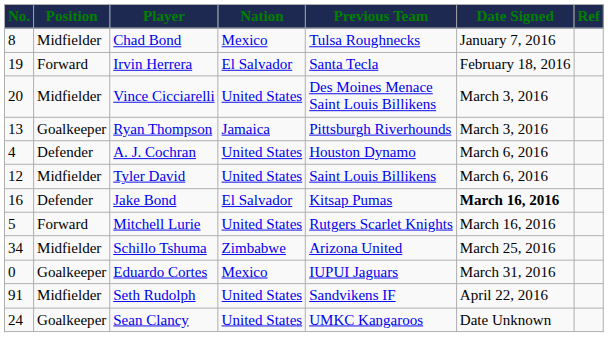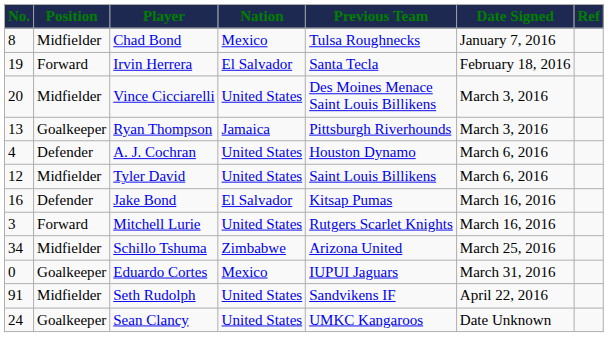(510, 200) bold -> (508, 200) normal
(12, 224) 5 -> (12, 224) 3
